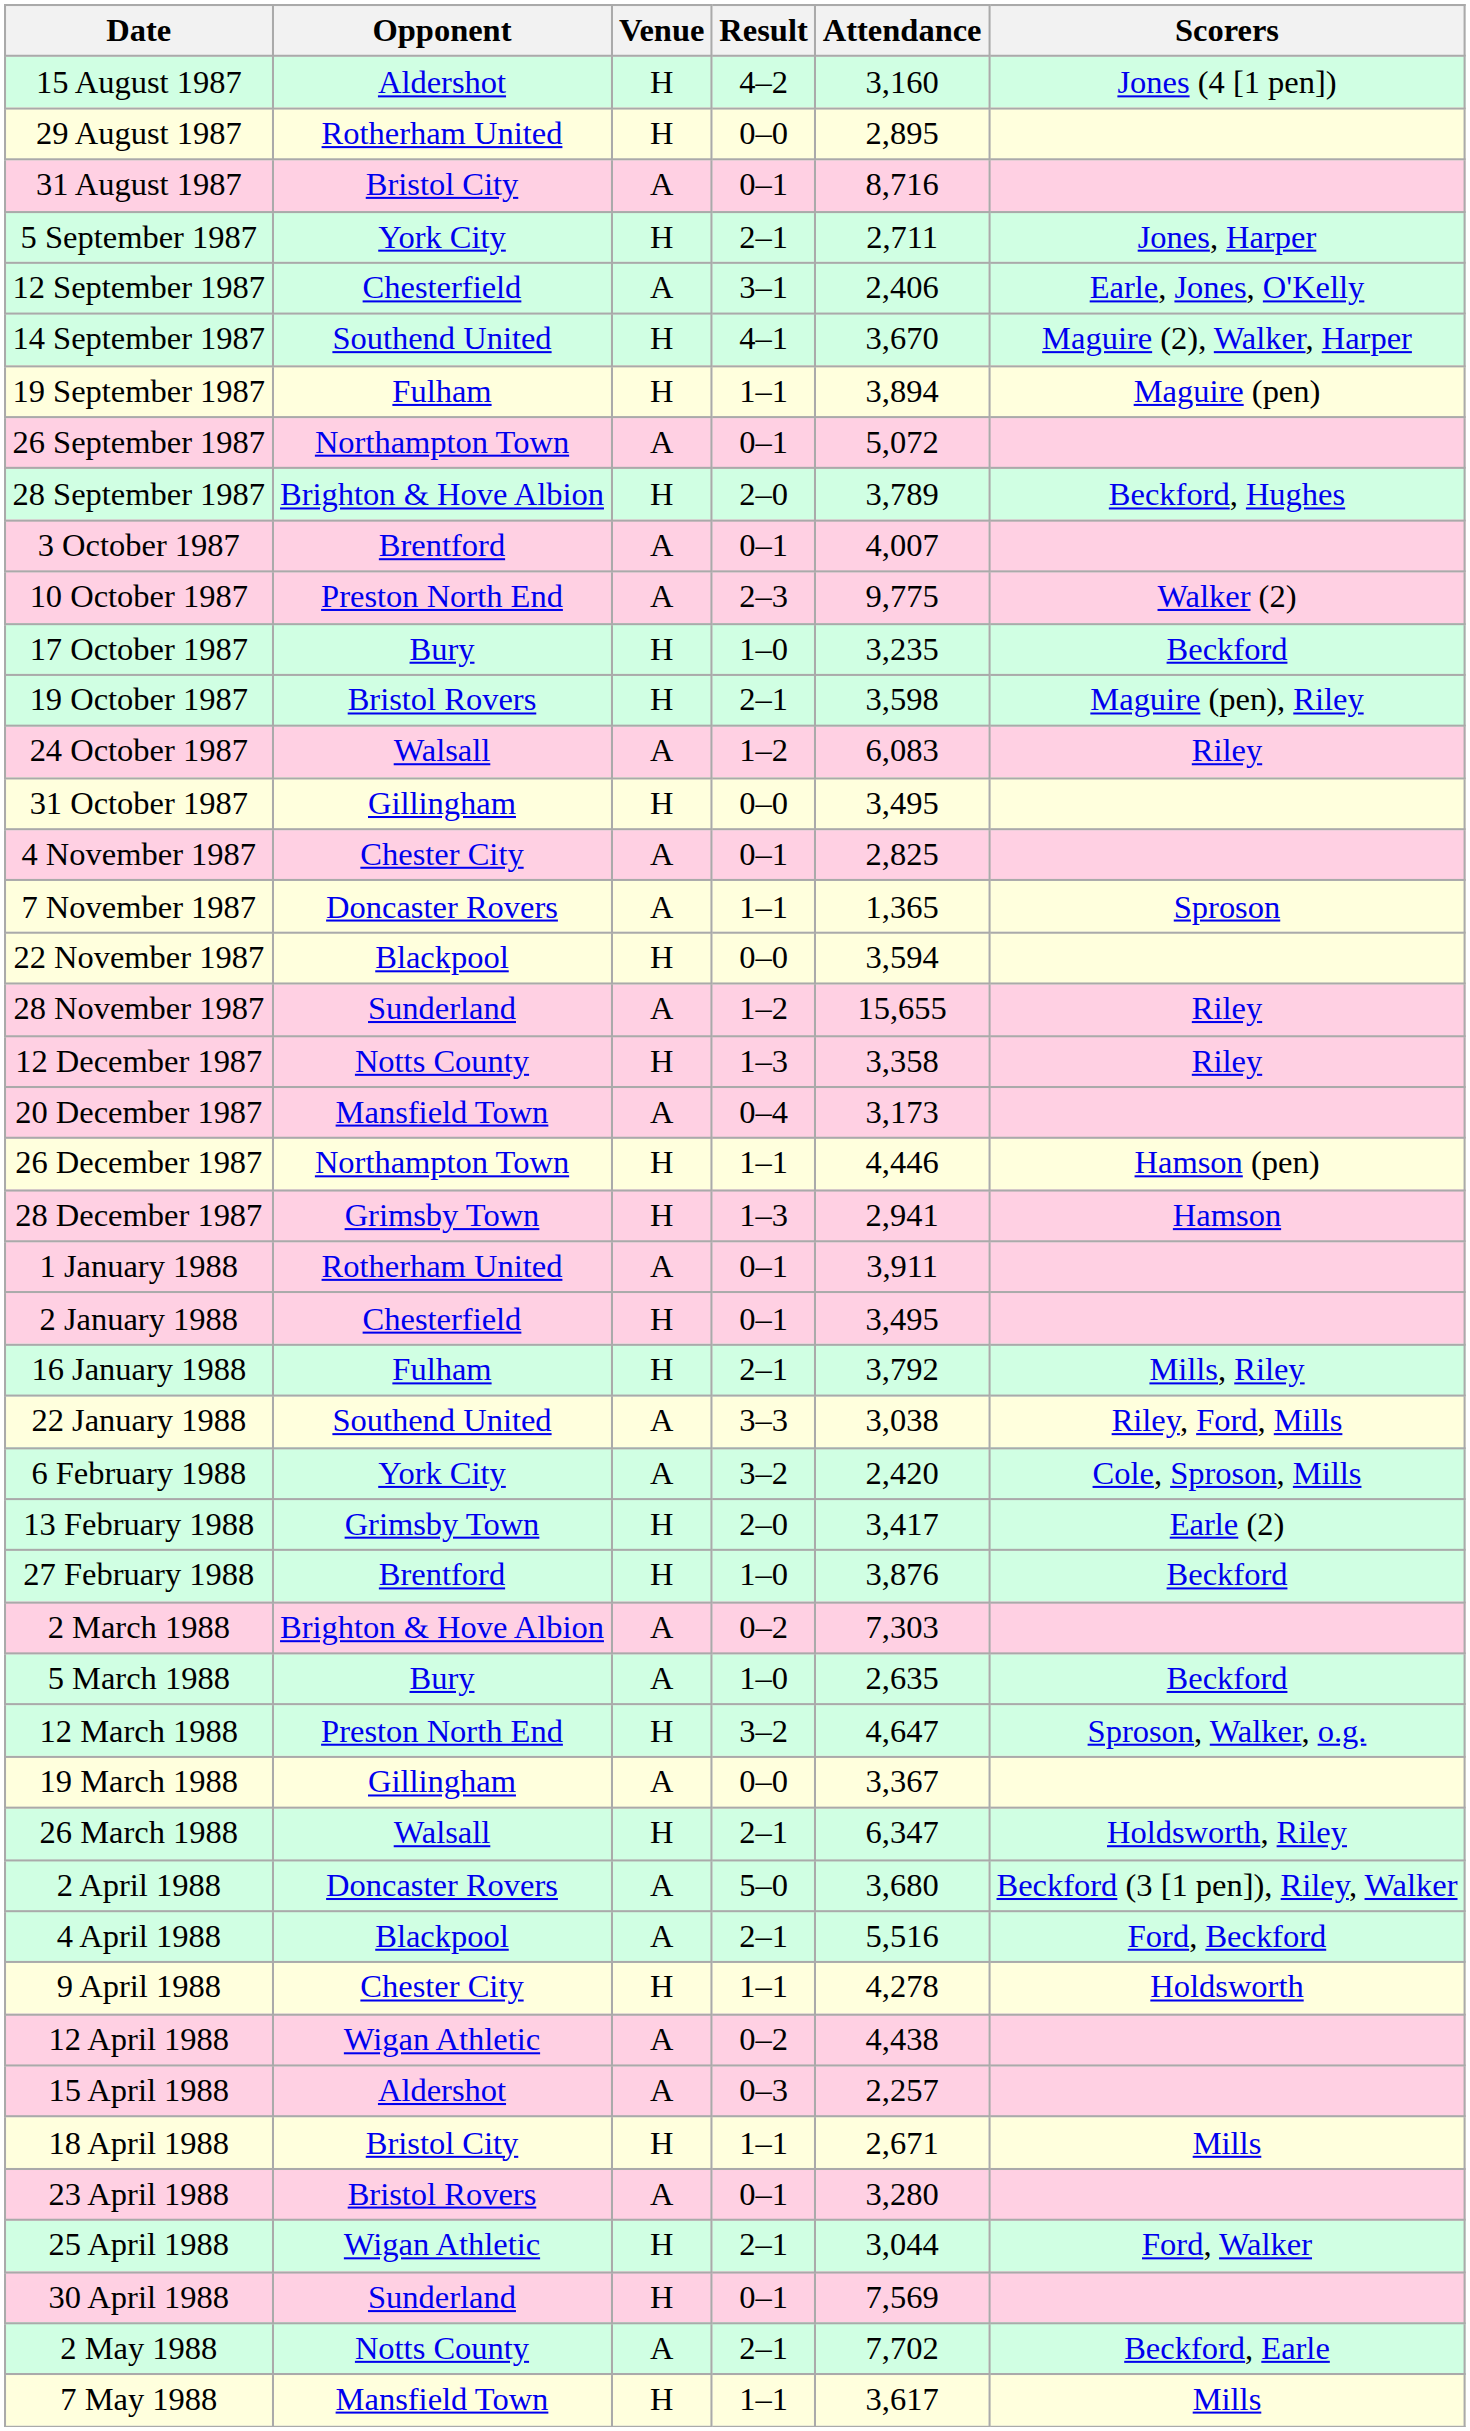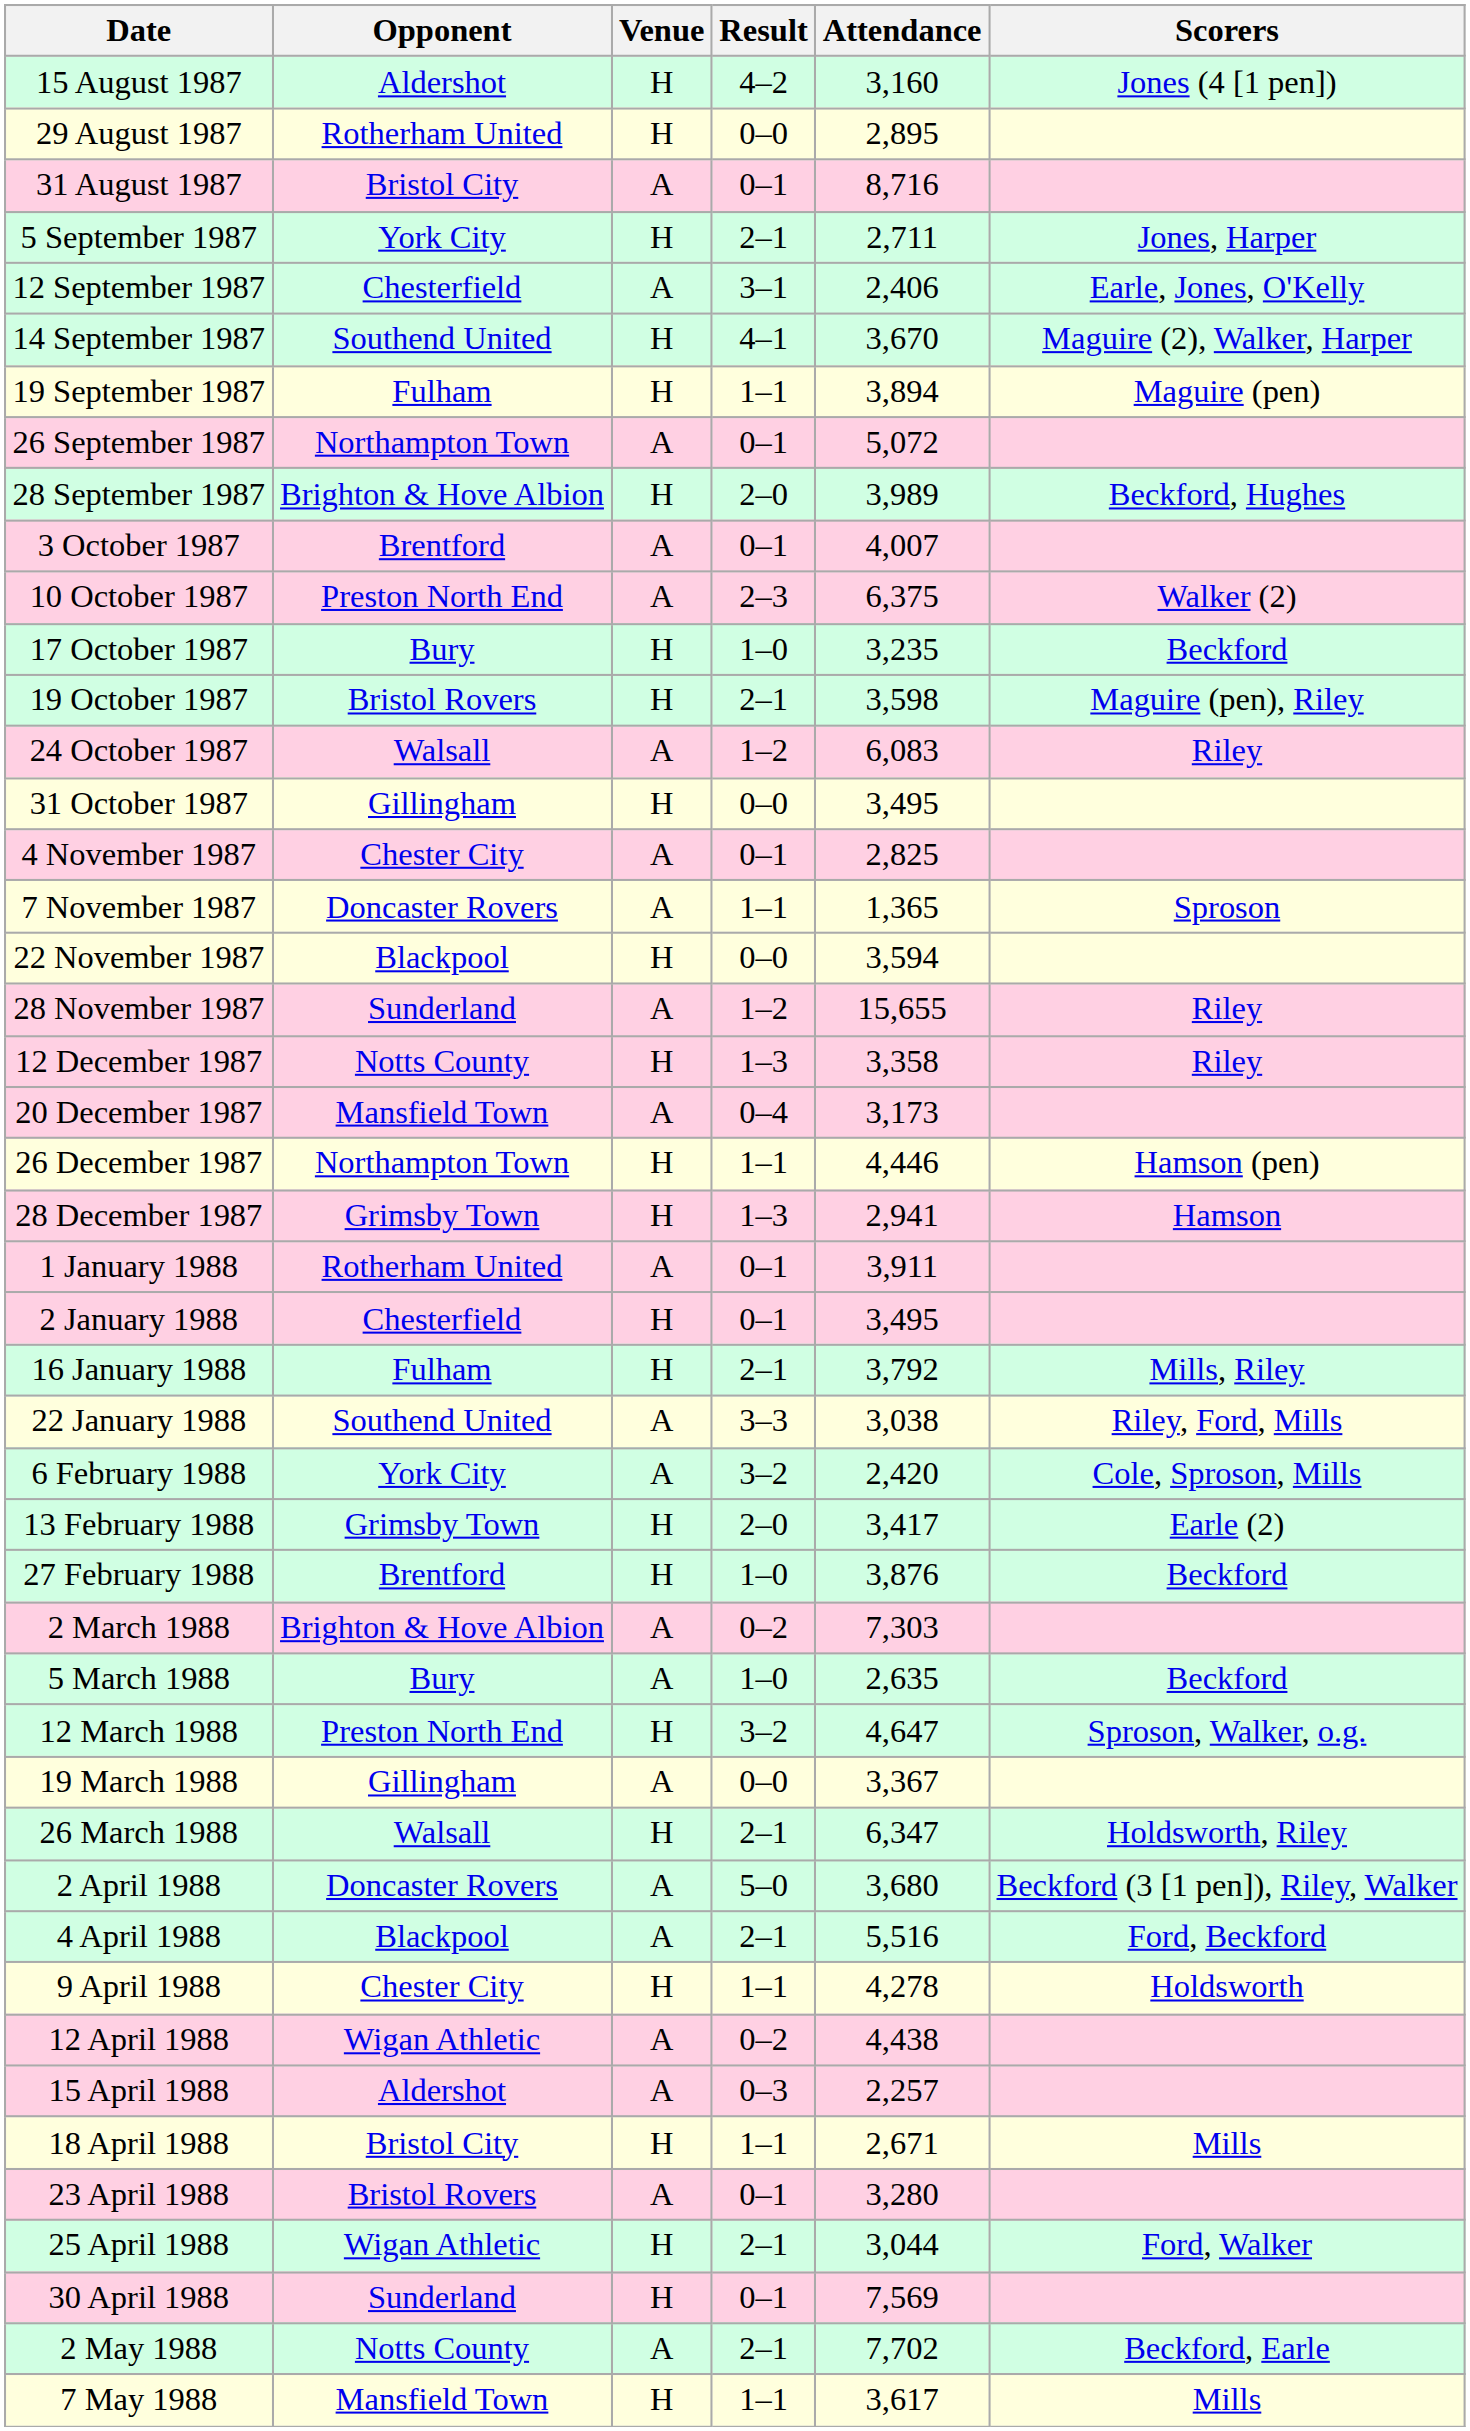(902, 493) 3,789 -> (902, 493) 3,989
(902, 596) 9,775 -> (902, 596) 6,375
